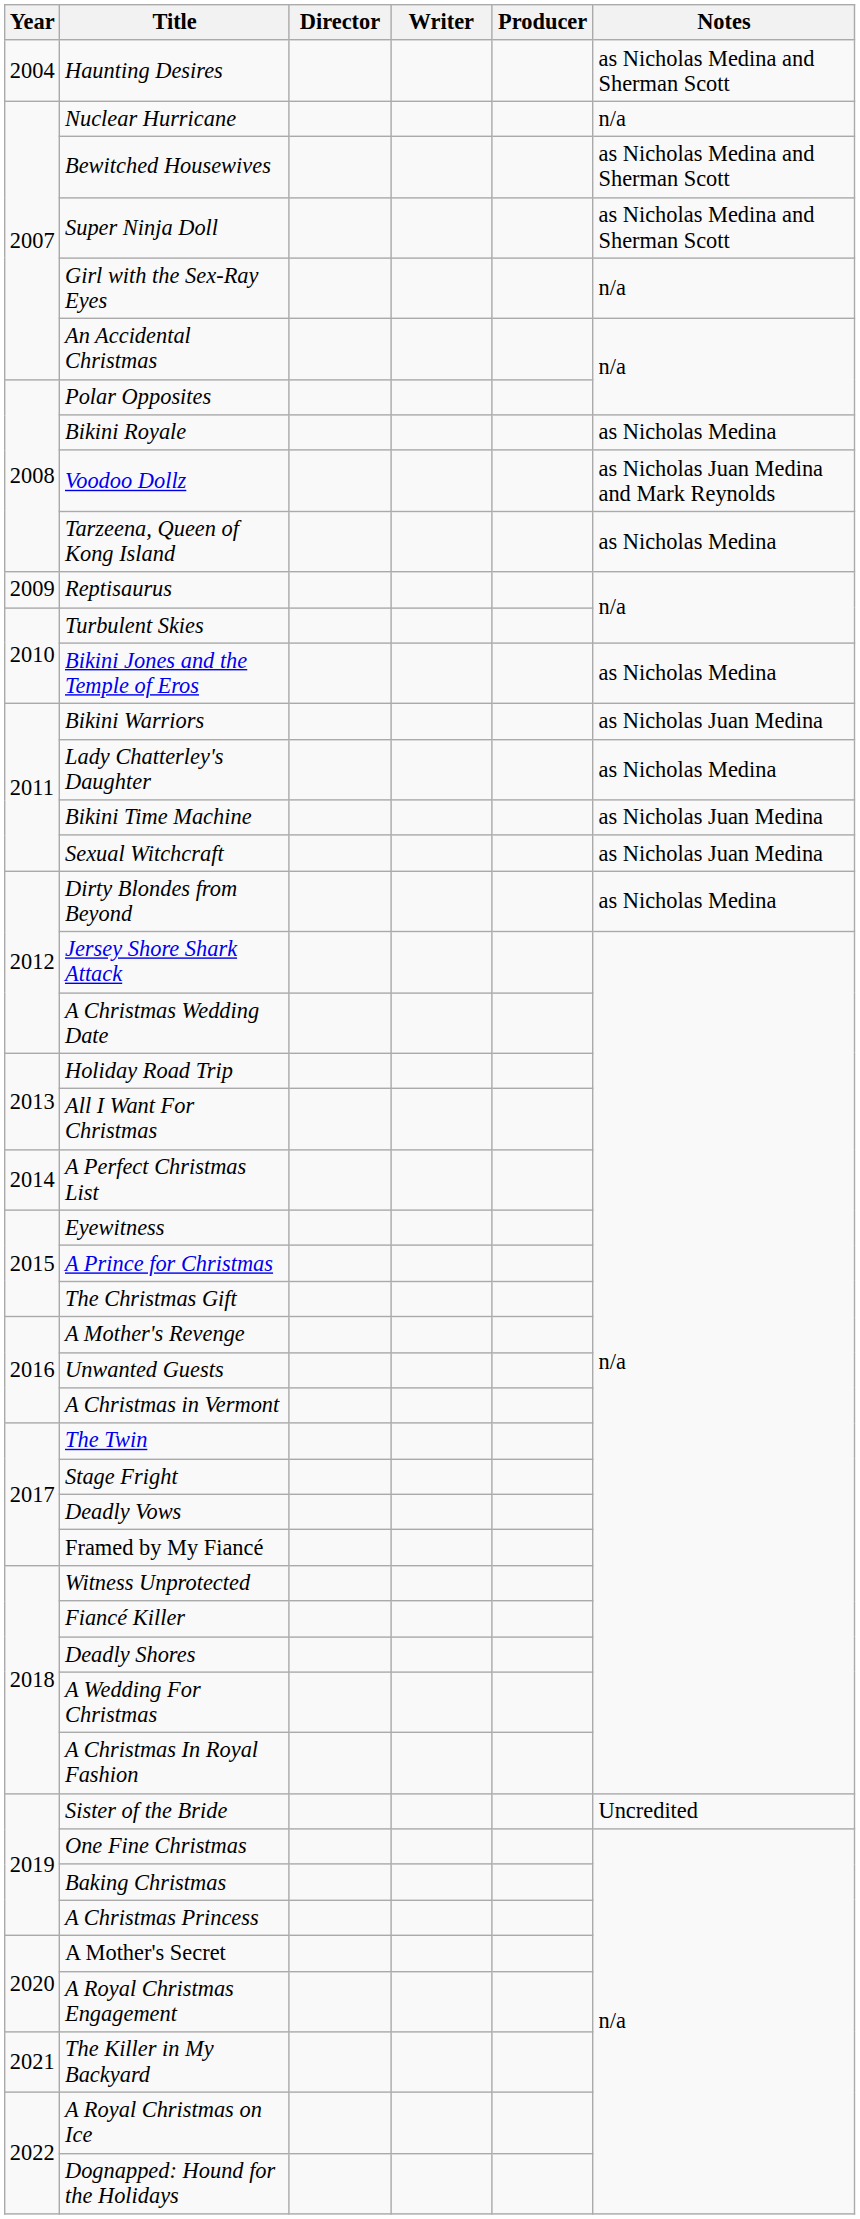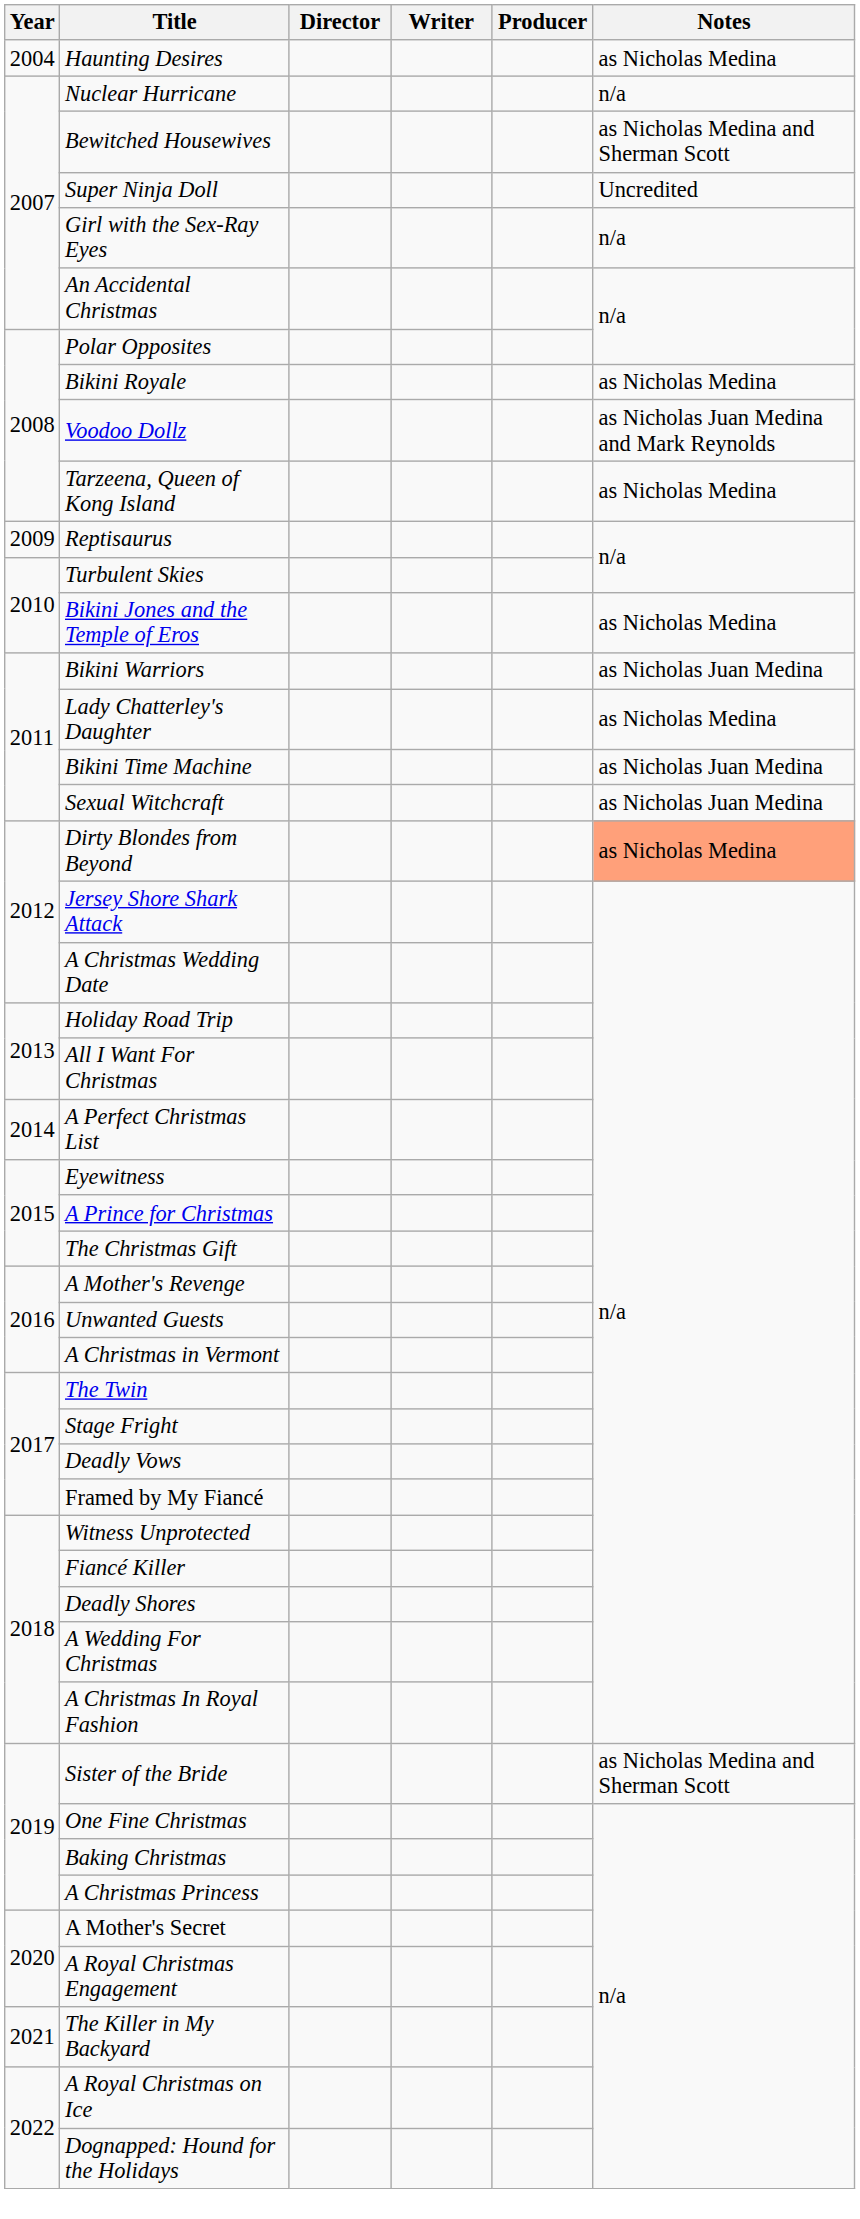(706, 70) as Nicholas Medina and Sherman Scott -> (687, 57) as Nicholas Medina
(706, 227) as Nicholas Medina and Sherman Scott -> (648, 189) Uncredited
(687, 901) no background -> (687, 850) lightsalmon background
(648, 1810) Uncredited -> (706, 1773) as Nicholas Medina and Sherman Scott
